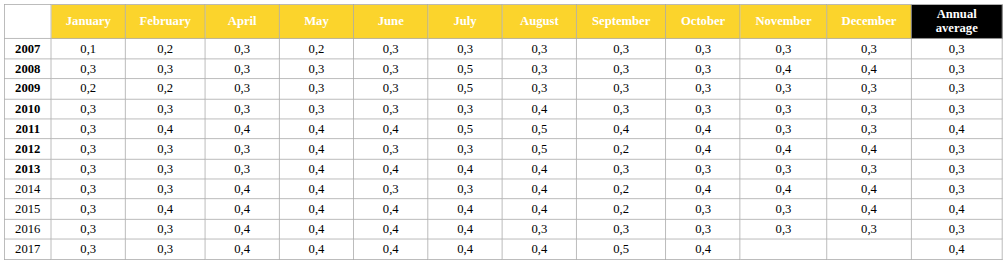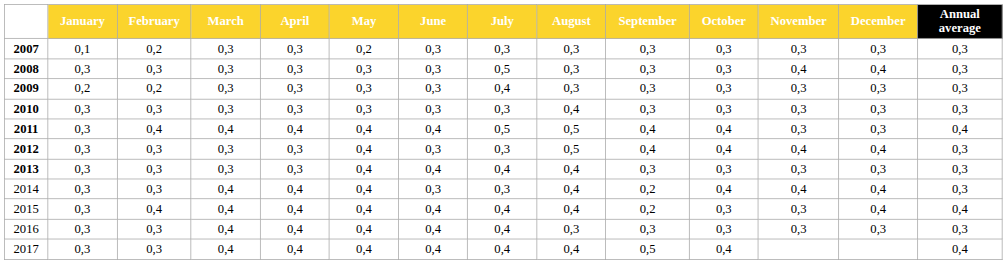+ column: (226, 21)
(465, 88) 0,5 -> (502, 88) 0,4
(621, 149) 0,2 -> (648, 149) 0,4
